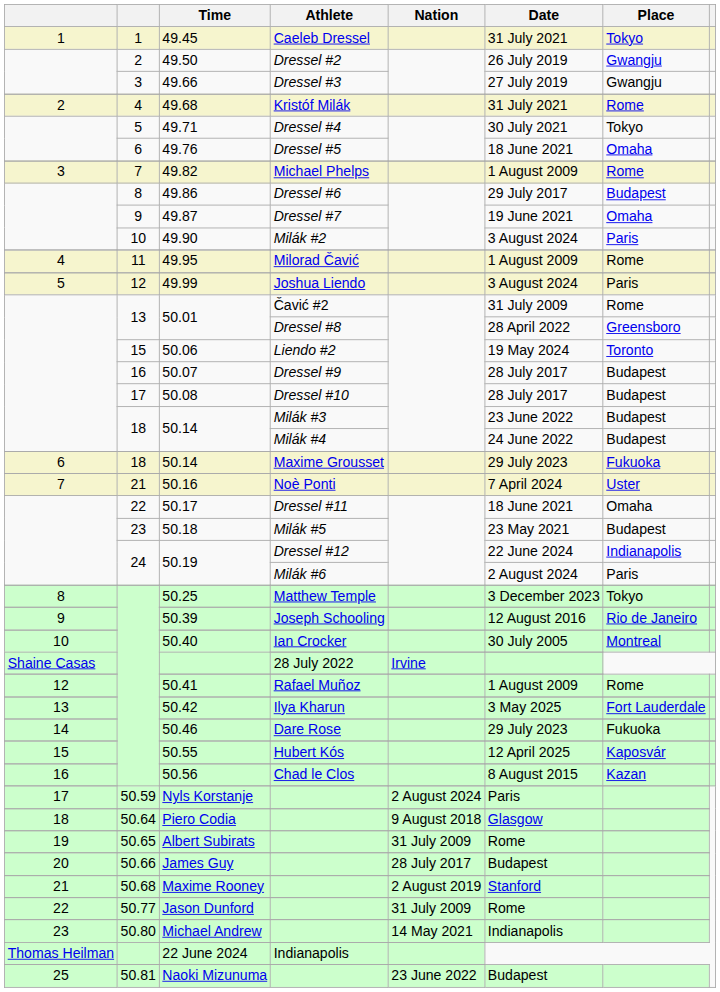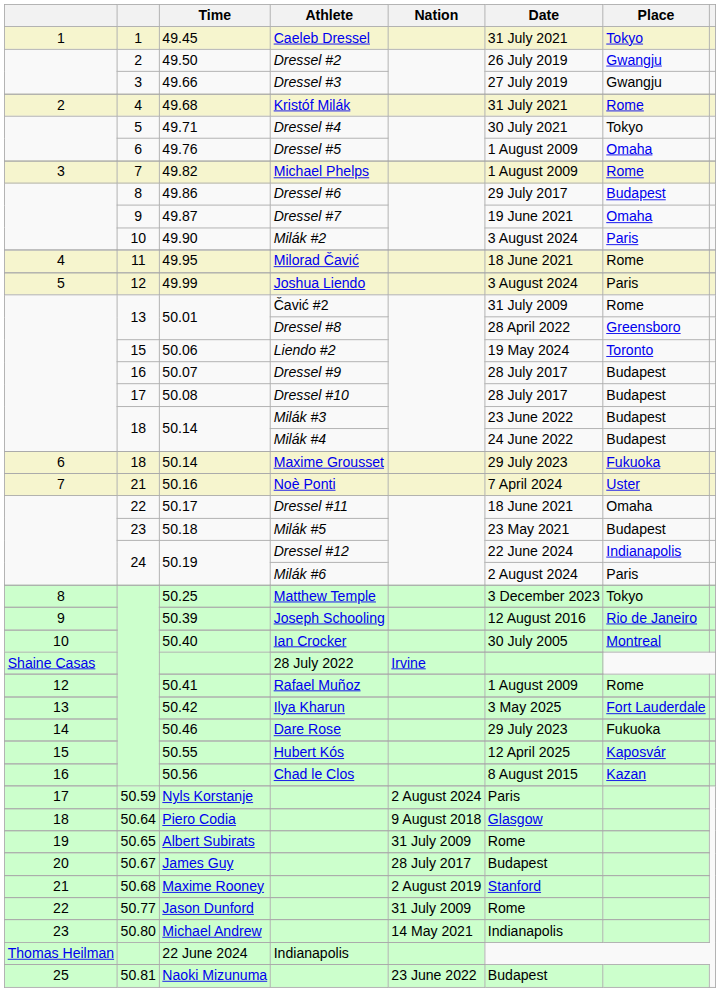(531, 149) 18 June 2021 -> (533, 149) 1 August 2009
(533, 261) 1 August 2009 -> (531, 261) 18 June 2021
(138, 864) 50.66 -> (138, 864) 50.67
